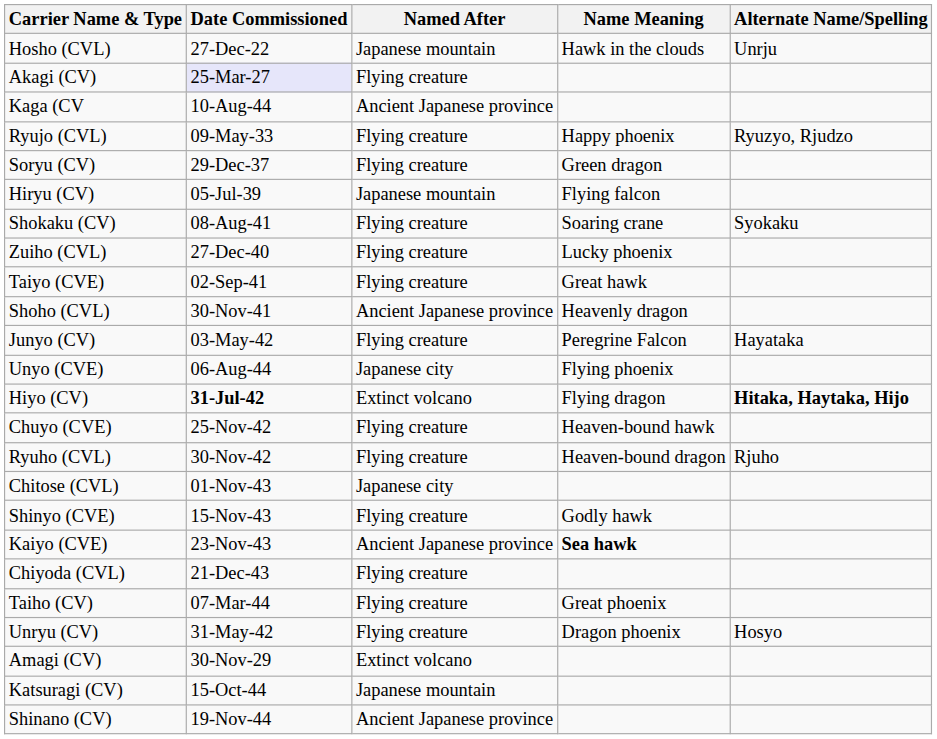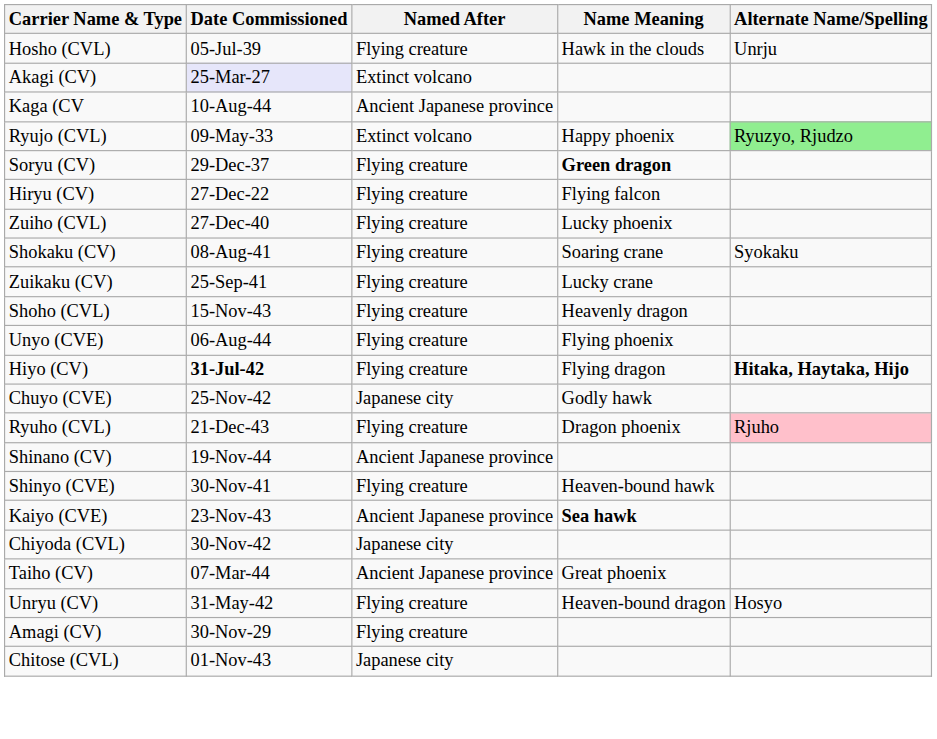(230, 48) 27-Dec-22 -> (226, 48) 05-Jul-39
(426, 48) Japanese mountain -> (412, 48) Flying creature
(412, 77) Flying creature -> (414, 77) Extinct volcano
(412, 135) Flying creature -> (414, 135) Extinct volcano
(794, 135) no background -> (794, 135) lightgreen background
(612, 164) normal -> (616, 164) bold
(226, 194) 05-Jul-39 -> (230, 194) 27-Dec-22
(426, 194) Japanese mountain -> (412, 194) Flying creature
rows swapped: (58, 252) <-> (62, 223)
- row: (56, 281)
+ row: (61, 281)
(231, 310) 30-Nov-41 -> (231, 310) 15-Nov-43
(455, 310) Ancient Japanese province -> (412, 310) Flying creature
- row: (52, 340)
(405, 369) Japanese city -> (412, 340) Flying creature
(414, 398) Extinct volcano -> (412, 369) Flying creature
(412, 427) Flying creature -> (405, 398) Japanese city
(638, 427) Heaven-bound hawk -> (607, 398) Godly hawk
(231, 456) 30-Nov-42 -> (230, 427) 21-Dec-43
(644, 456) Heaven-bound dragon -> (621, 427) Dragon phoenix
(757, 456) no background -> (757, 427) pink background
rows swapped: (64, 485) <-> (60, 719)
(231, 515) 15-Nov-43 -> (231, 485) 30-Nov-41
(607, 515) Godly hawk -> (638, 485) Heaven-bound hawk
(230, 573) 21-Dec-43 -> (231, 544) 30-Nov-42
(412, 573) Flying creature -> (405, 544) Japanese city
(412, 602) Flying creature -> (455, 573) Ancient Japanese province
(621, 631) Dragon phoenix -> (644, 602) Heaven-bound dragon
(414, 661) Extinct volcano -> (412, 631) Flying creature
- row: (66, 690)
